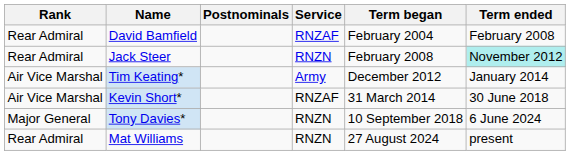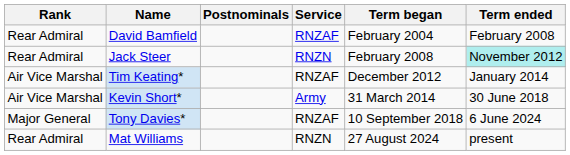(310, 77) Army -> (317, 77) RNZAF
(317, 98) RNZAF -> (310, 98) Army
(313, 118) RNZN -> (317, 118) RNZAF
